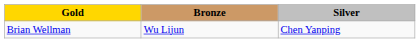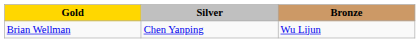columns swapped: (346, 12) <-> (210, 12)
